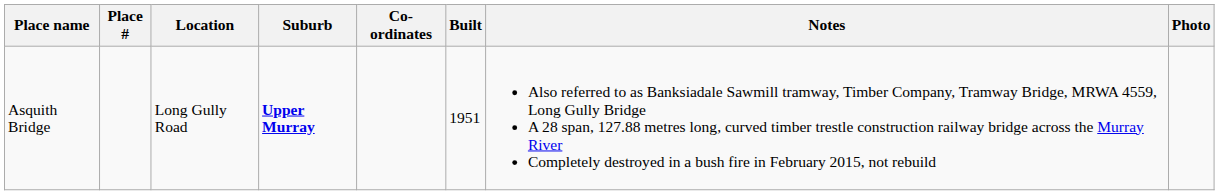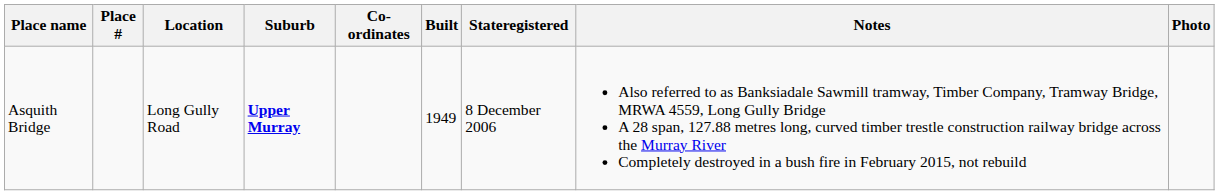+ column: (519, 25)
(465, 118) 1951 -> (441, 118) 1949
